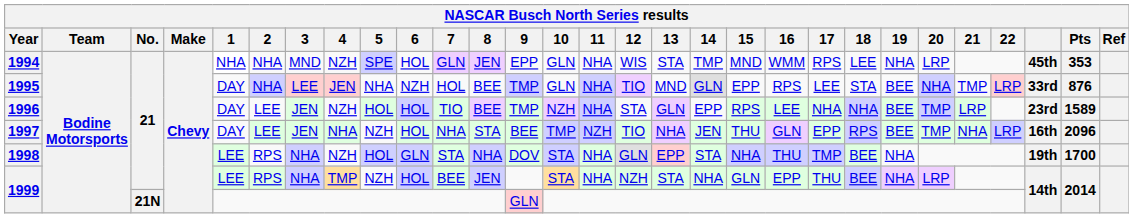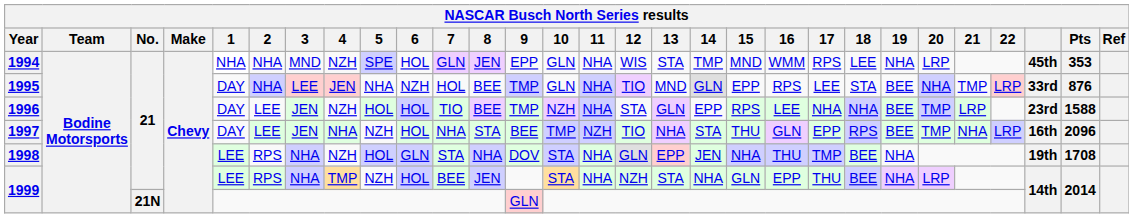(1080, 109) 1589 -> (1080, 109) 1588
(708, 132) JEN -> (708, 132) STA
(708, 155) STA -> (708, 155) JEN
(1080, 155) 1700 -> (1080, 155) 1708
